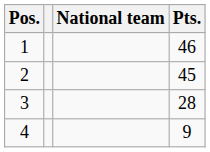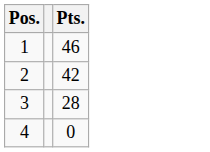- column: (111, 18)
(187, 75) 45 -> (71, 75) 42
(187, 132) 9 -> (71, 132) 0
